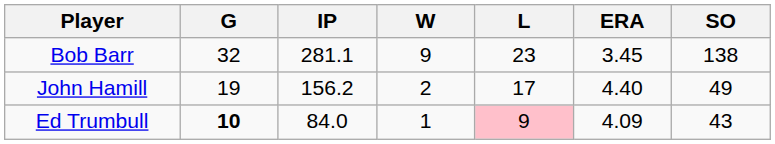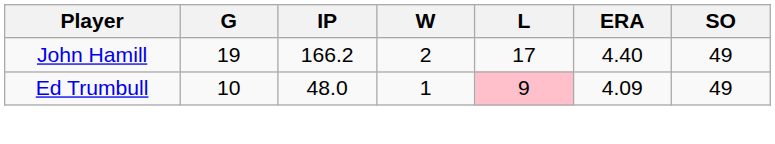- row: (92, 54)
(327, 88) 156.2 -> (327, 54) 166.2
(229, 121) bold -> (229, 88) normal
(327, 121) 84.0 -> (327, 88) 48.0
(721, 121) 43 -> (721, 88) 49
